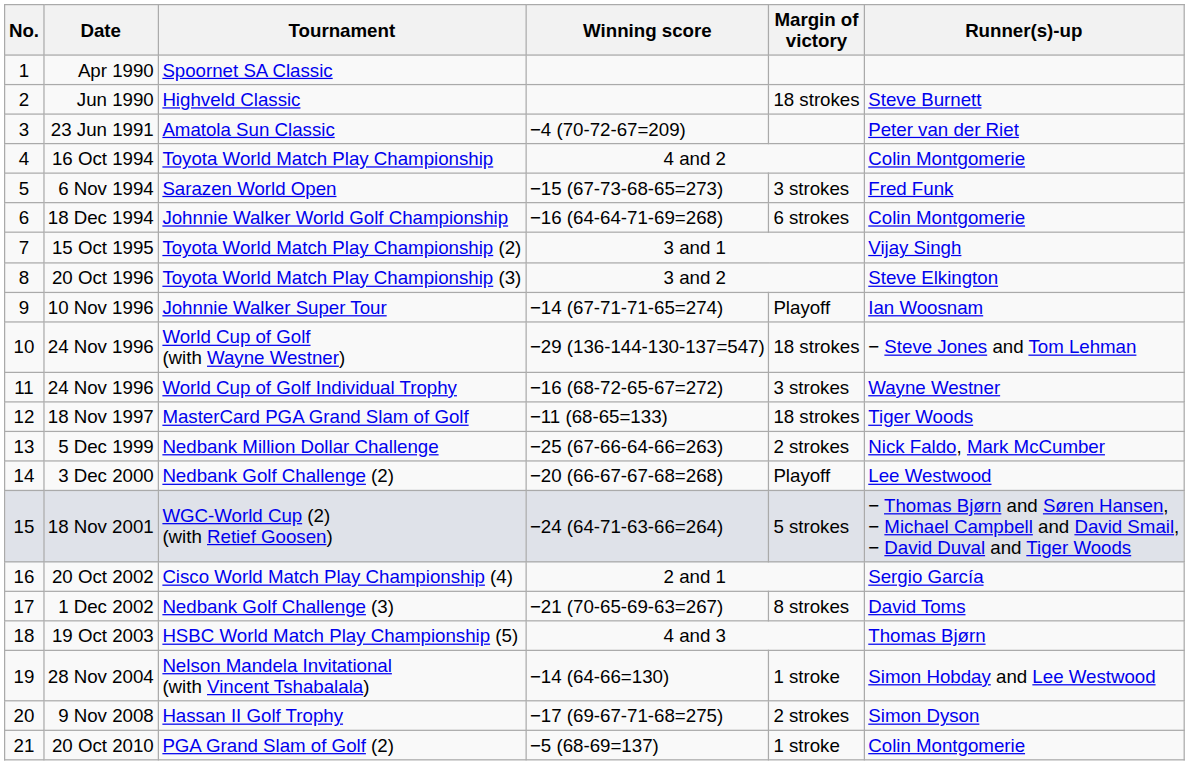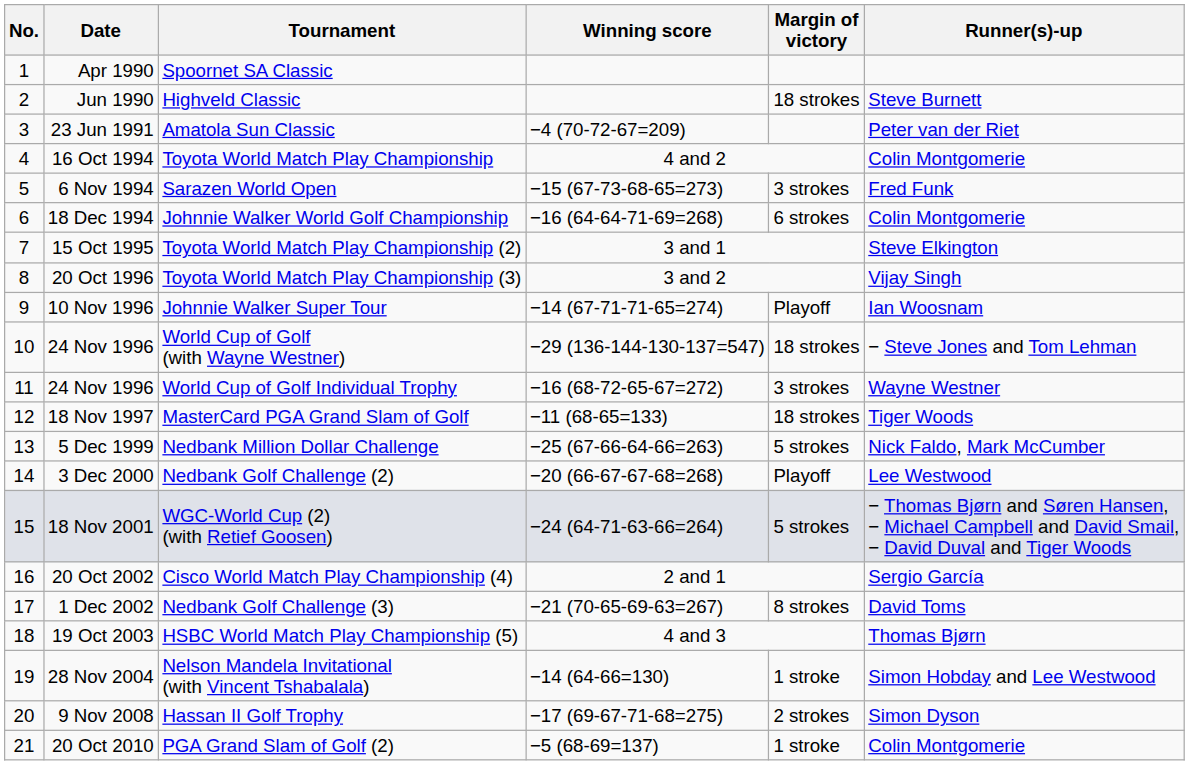(915, 248) Vijay Singh -> (933, 248) Steve Elkington
(933, 277) Steve Elkington -> (915, 277) Vijay Singh
(811, 446) 2 strokes -> (811, 446) 5 strokes
